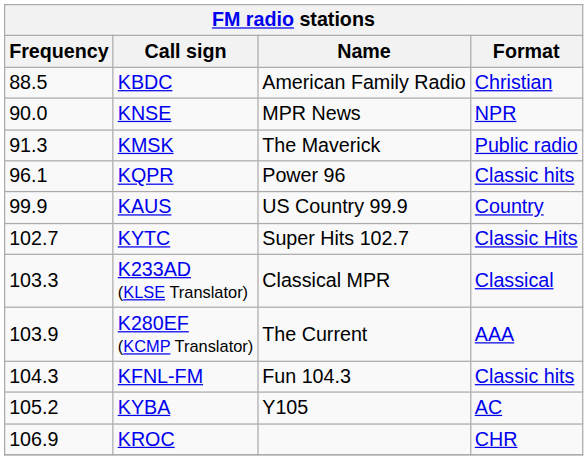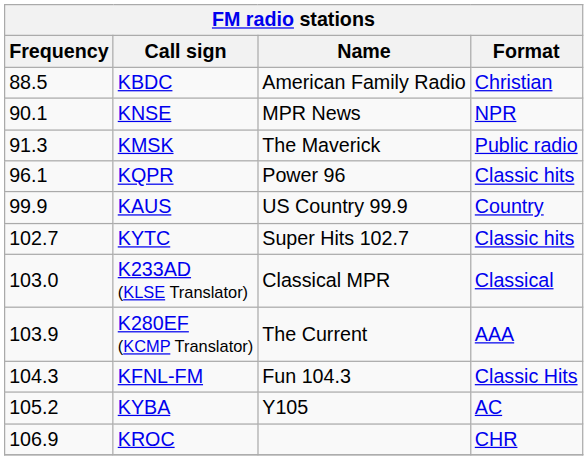(28, 113) 90.0 -> (28, 113) 90.1
(526, 238) Classic Hits -> (525, 238) Classic hits
(34, 280) 103.3 -> (34, 280) 103.0
(525, 376) Classic hits -> (526, 376) Classic Hits
